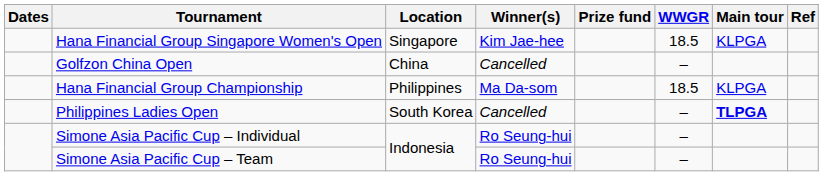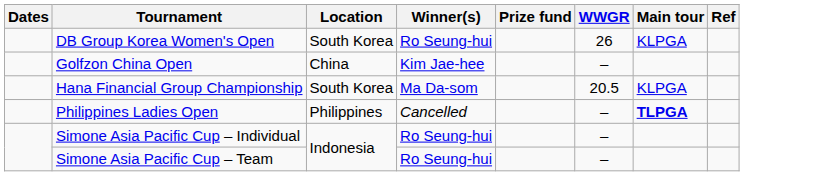- row: (219, 40)
+ row: (165, 40)
(513, 64) Cancelled -> (442, 64) Kim Jae-hee
(425, 88) Philippines -> (351, 88) South Korea
(684, 88) 18.5 -> (604, 88) 20.5
(431, 112) South Korea -> (346, 112) Philippines
